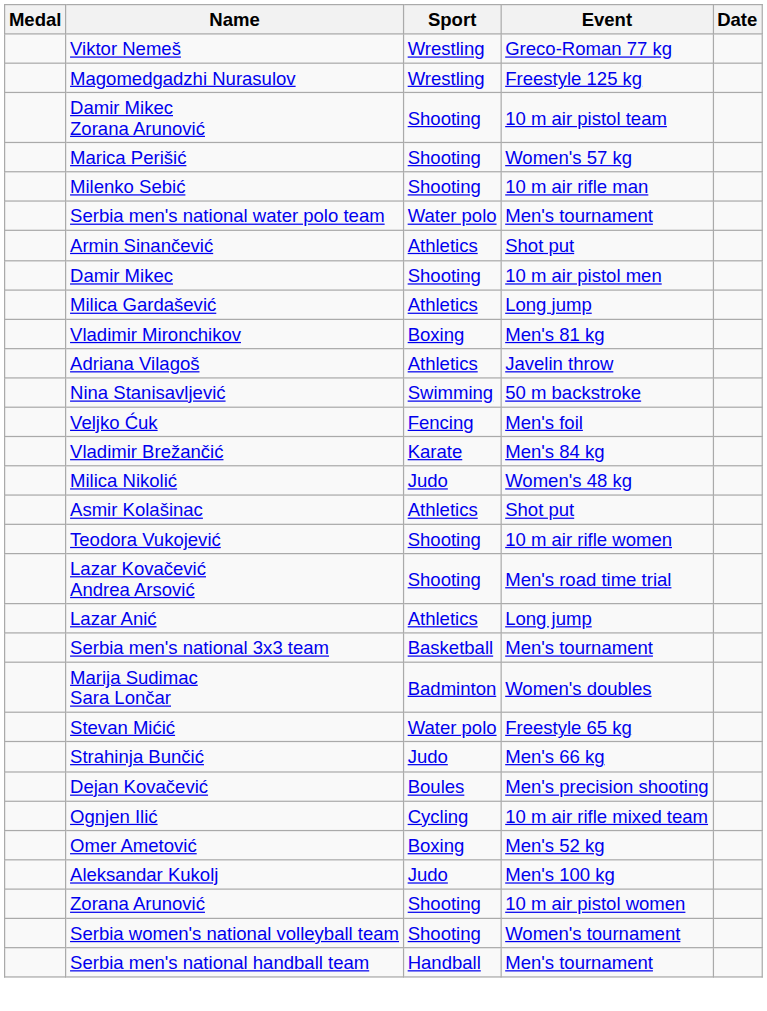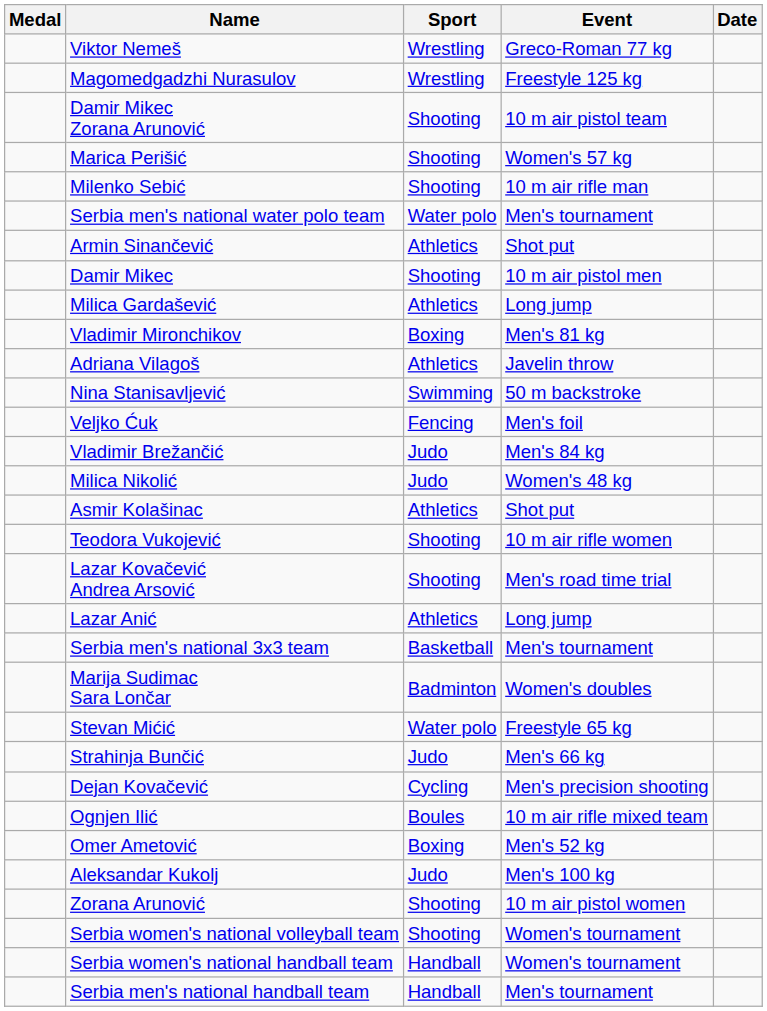(435, 451) Karate -> (428, 451) Judo
(436, 786) Boules -> (438, 786) Cycling
(438, 816) Cycling -> (436, 816) Boules
+ row: (231, 962)
